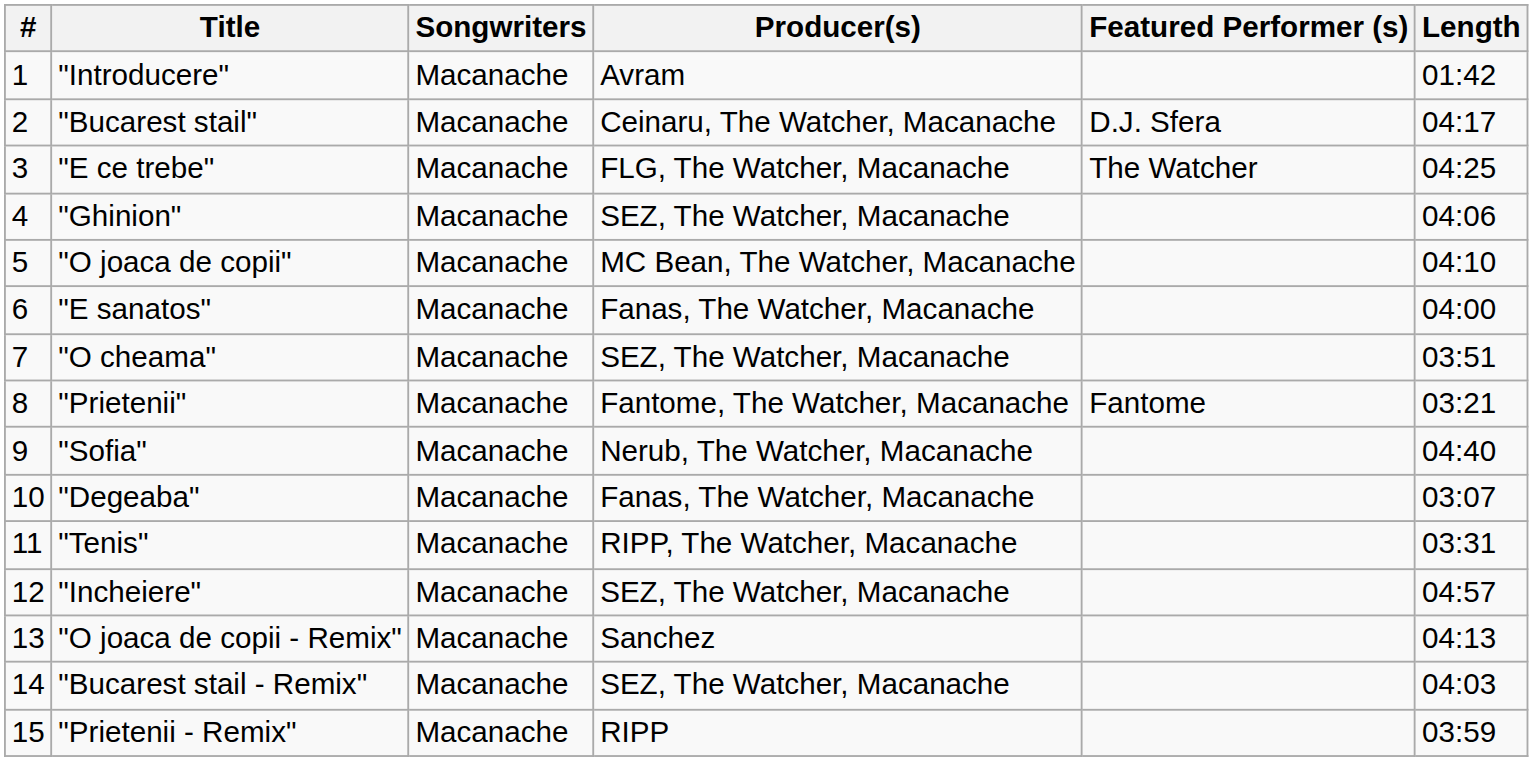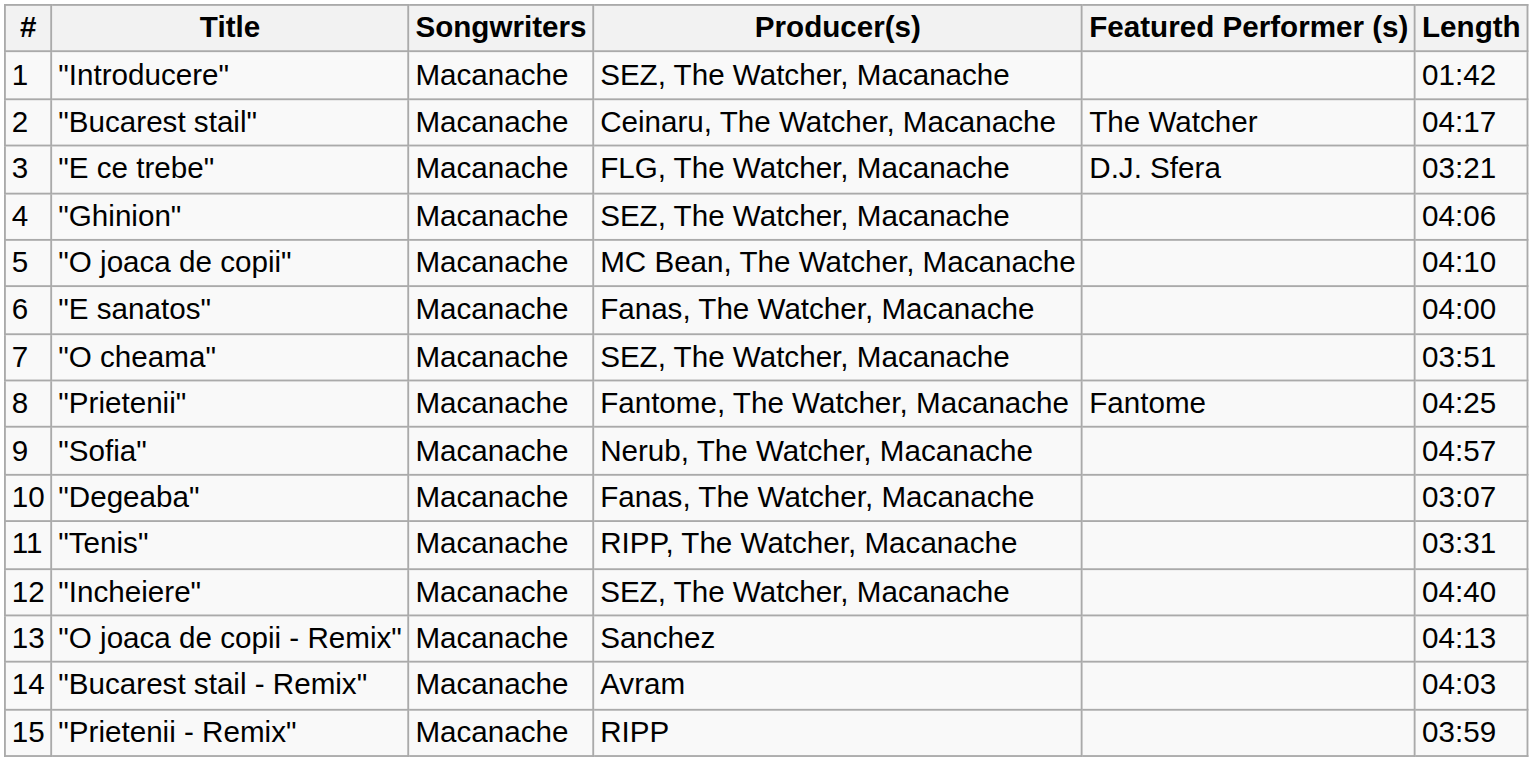(643, 74) Avram -> (805, 74) SEZ, The Watcher, Macanache
(1155, 121) D.J. Sfera -> (1173, 121) The Watcher
(1173, 168) The Watcher -> (1155, 168) D.J. Sfera
(1459, 168) 04:25 -> (1459, 168) 03:21
(1459, 403) 03:21 -> (1459, 403) 04:25
(1459, 450) 04:40 -> (1459, 450) 04:57
(1459, 591) 04:57 -> (1459, 591) 04:40
(805, 685) SEZ, The Watcher, Macanache -> (643, 685) Avram
